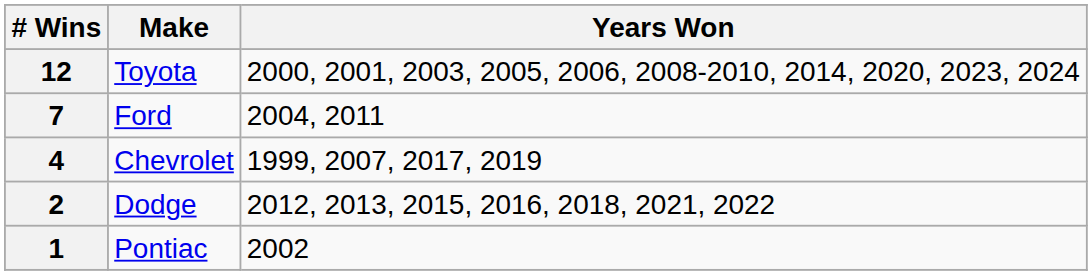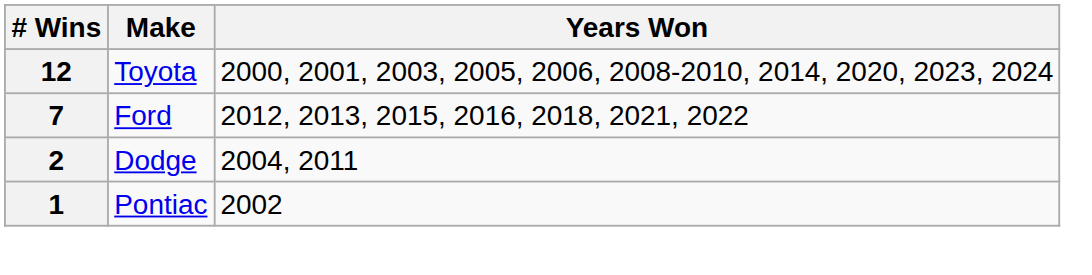(316, 116) 2004, 2011 -> (485, 116) 2012, 2013, 2015, 2016, 2018, 2021, 2022
- row: (56, 160)
(511, 204) 2012, 2013, 2015, 2016, 2018, 2021, 2022 -> (289, 160) 2004, 2011
